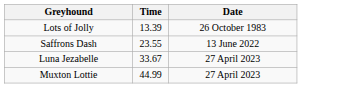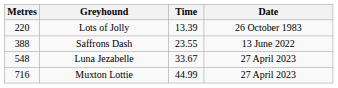+ column: (22, 12)
